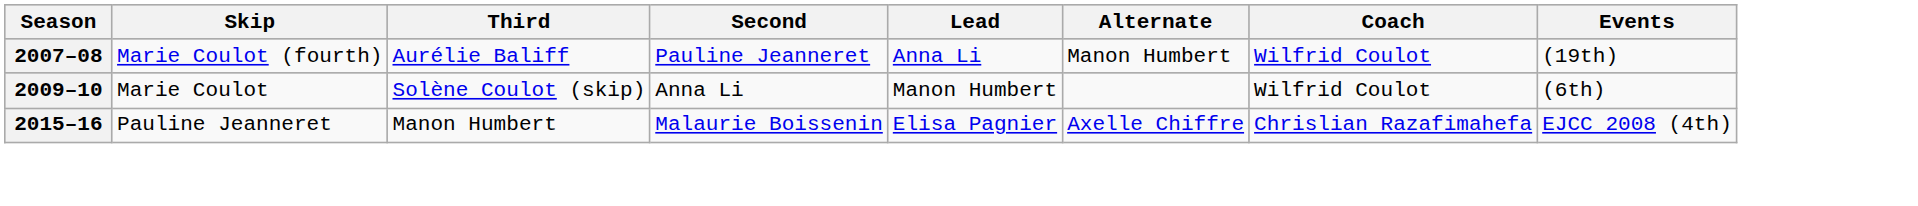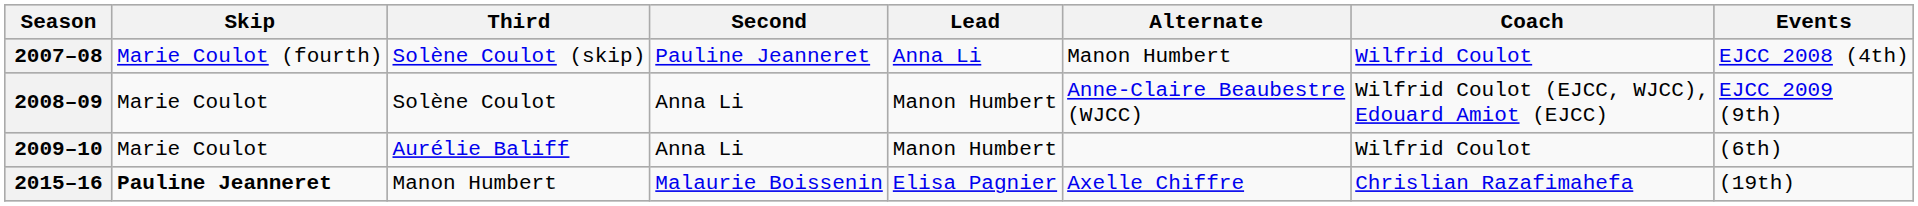(481, 56) Aurélie Baliff -> (519, 56) Solène Coulot (skip)
(1580, 56) (19th) -> (1814, 56) EJCC 2008 (4th)
+ row: (58, 103)
(519, 91) Solène Coulot (skip) -> (481, 149) Aurélie Baliff
(224, 125) normal -> (224, 184) bold
(1637, 125) EJCC 2008 (4th) -> (1757, 184) (19th)
